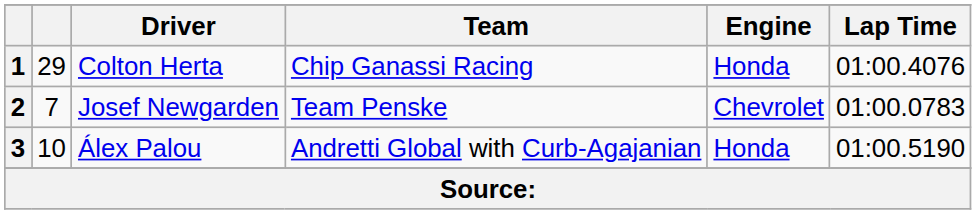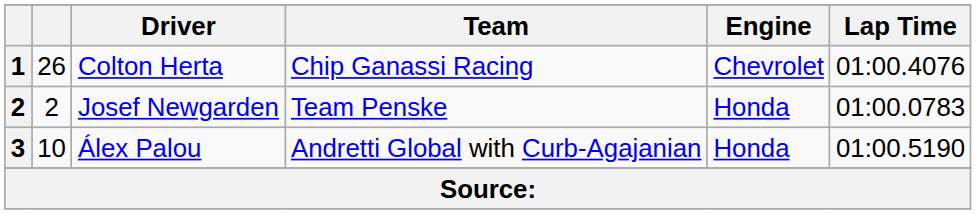(52, 66) 29 -> (52, 66) 26
(751, 66) Honda -> (769, 66) Chevrolet
(52, 107) 7 -> (52, 107) 2
(769, 107) Chevrolet -> (751, 107) Honda
